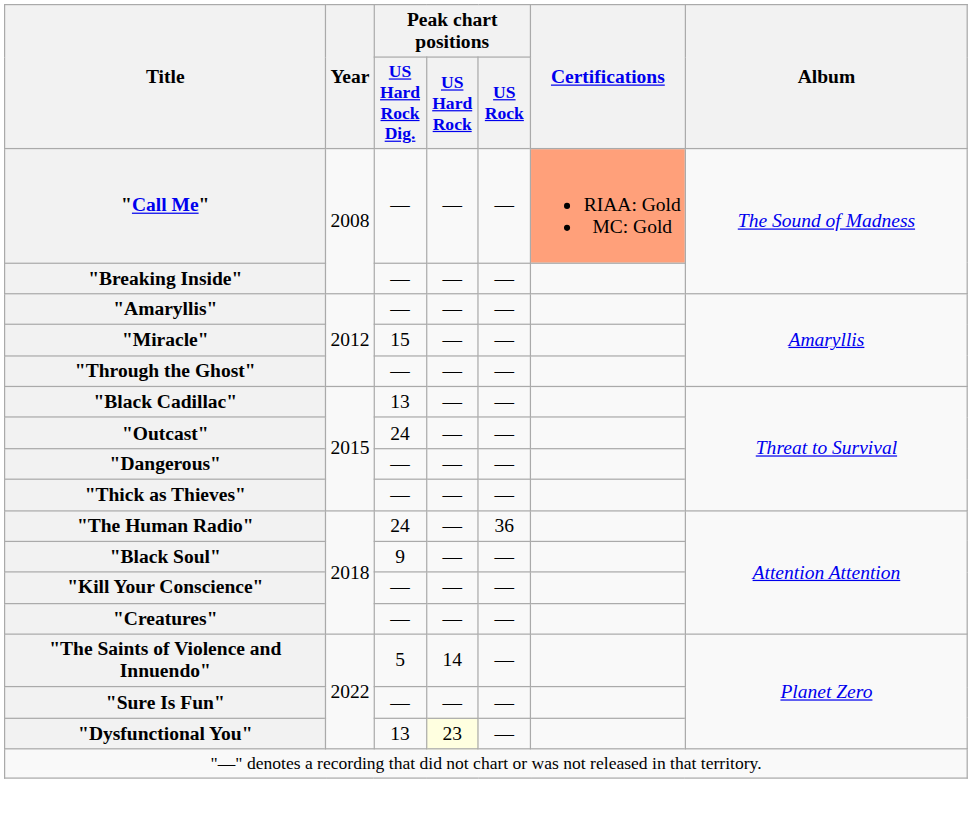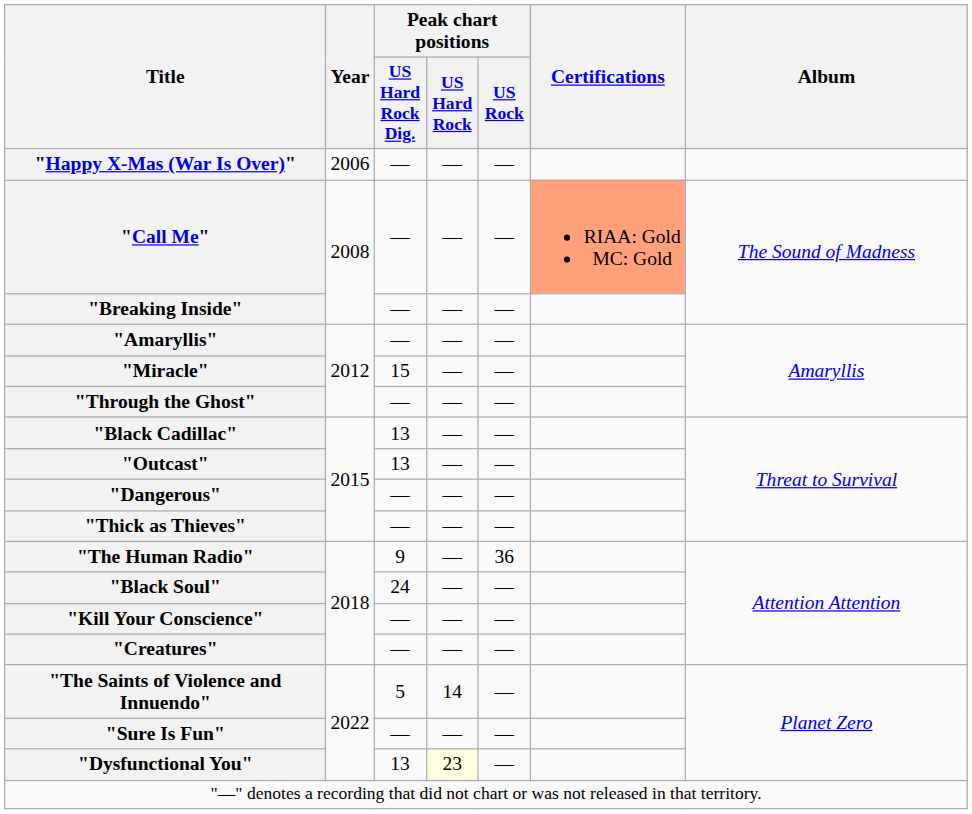+ row: (165, 164)
(400, 432) 24 -> (400, 463) 13
(400, 525) 24 -> (400, 556) 9
(400, 556) 9 -> (400, 587) 24
